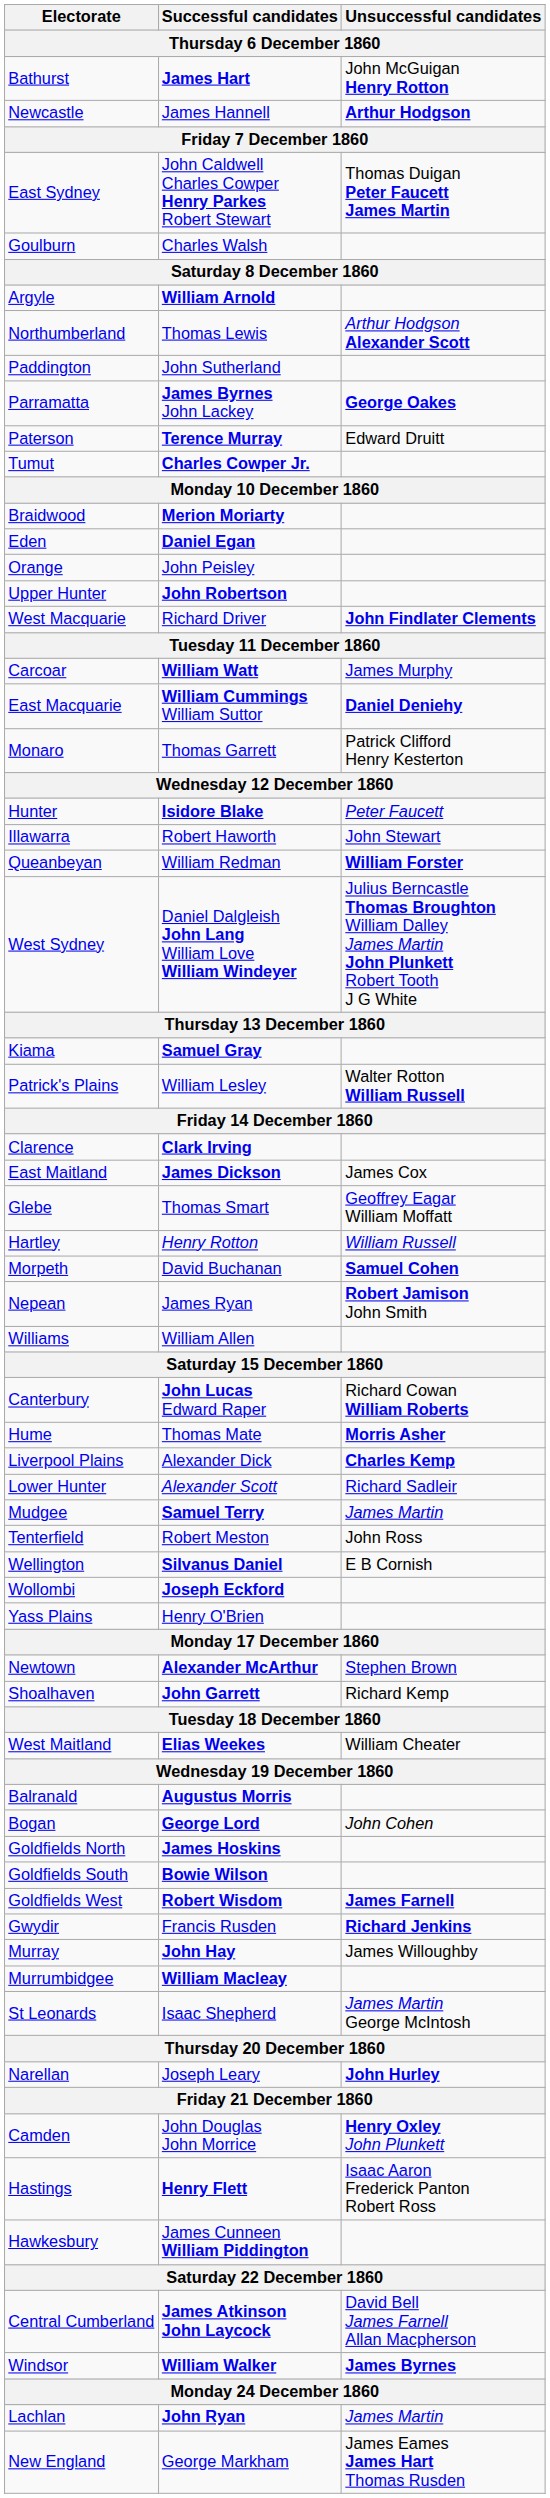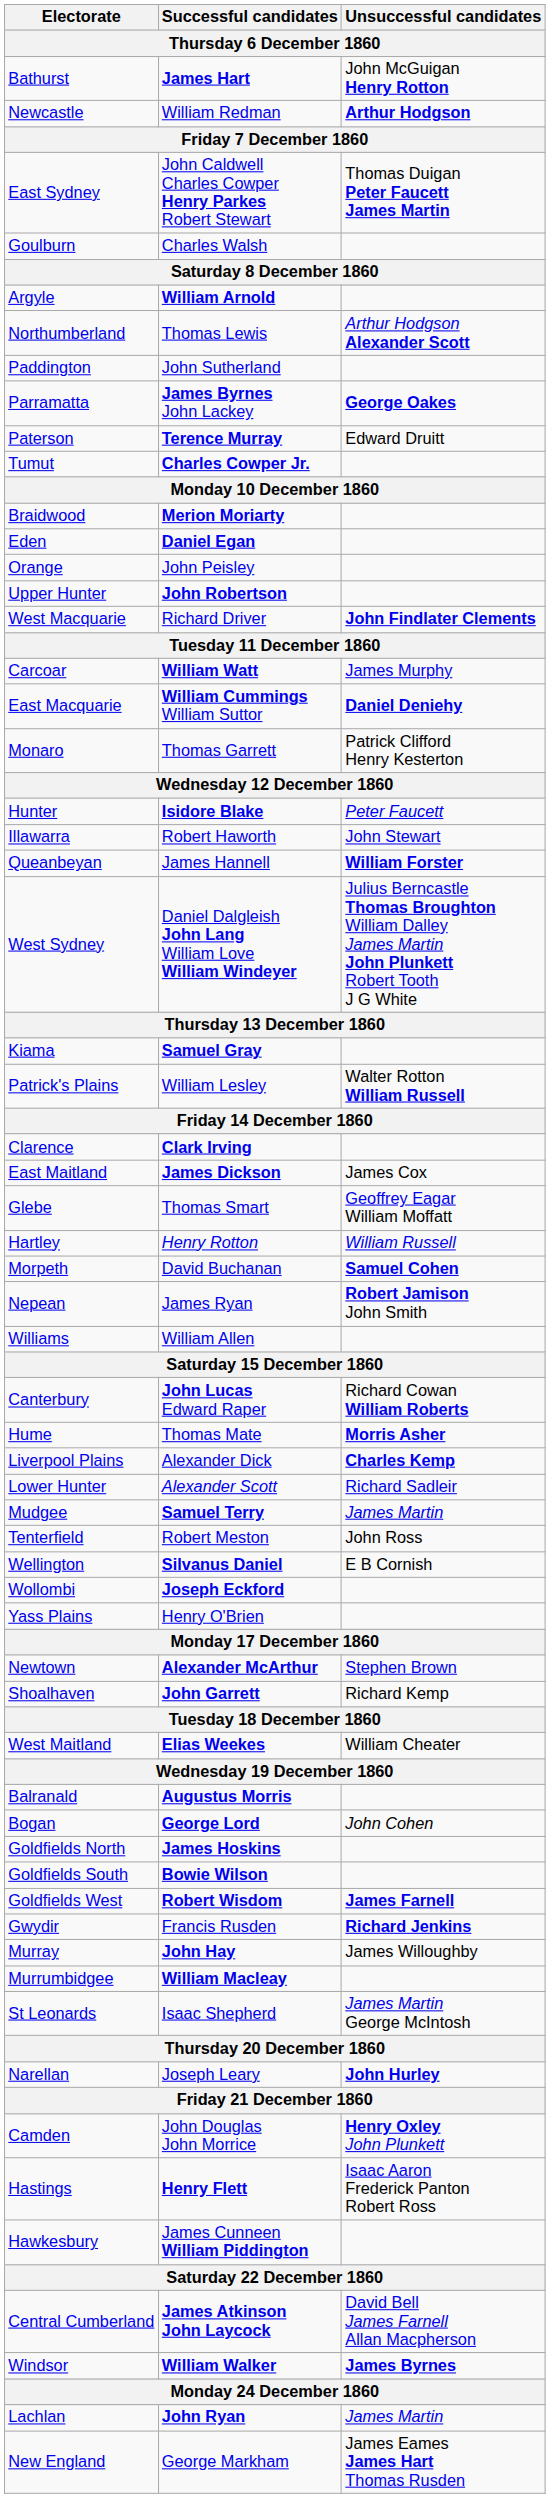(216, 113) James Hannell -> (221, 113) William Redman
(221, 863) William Redman -> (216, 863) James Hannell
